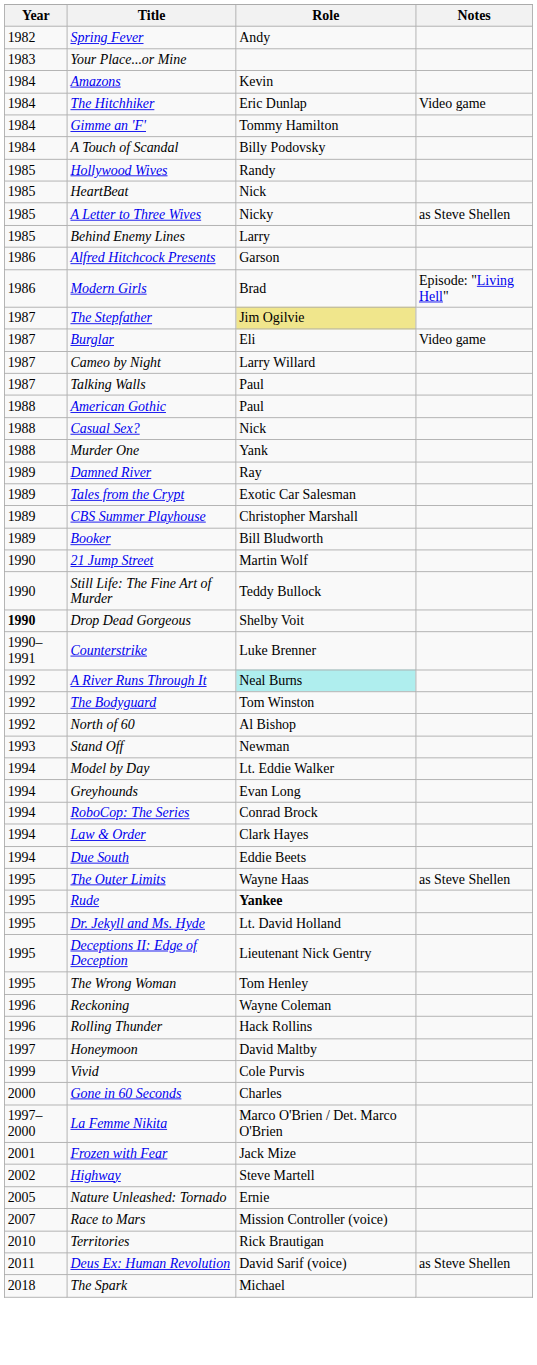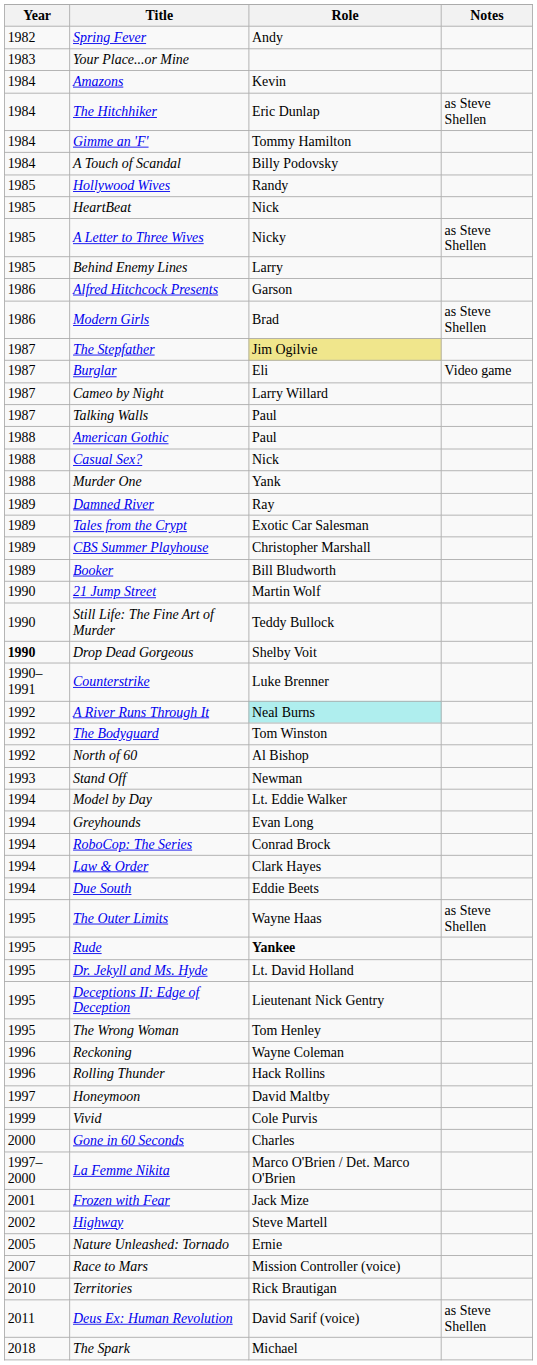(452, 103) Video game -> (468, 111) as Steve Shellen
(466, 288) Episode: "Living Hell" -> (468, 319) as Steve Shellen
